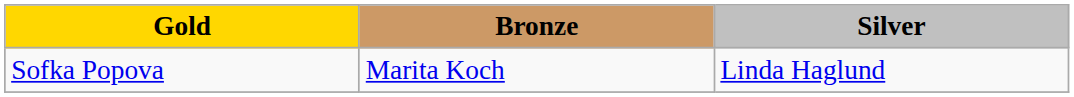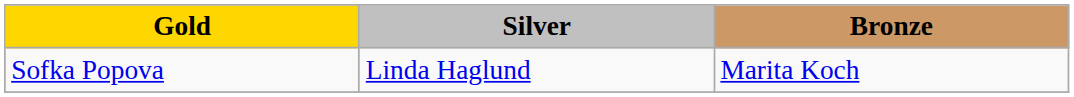columns swapped: (891, 26) <-> (537, 26)
